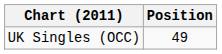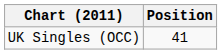(180, 38) 49 -> (180, 38) 41
